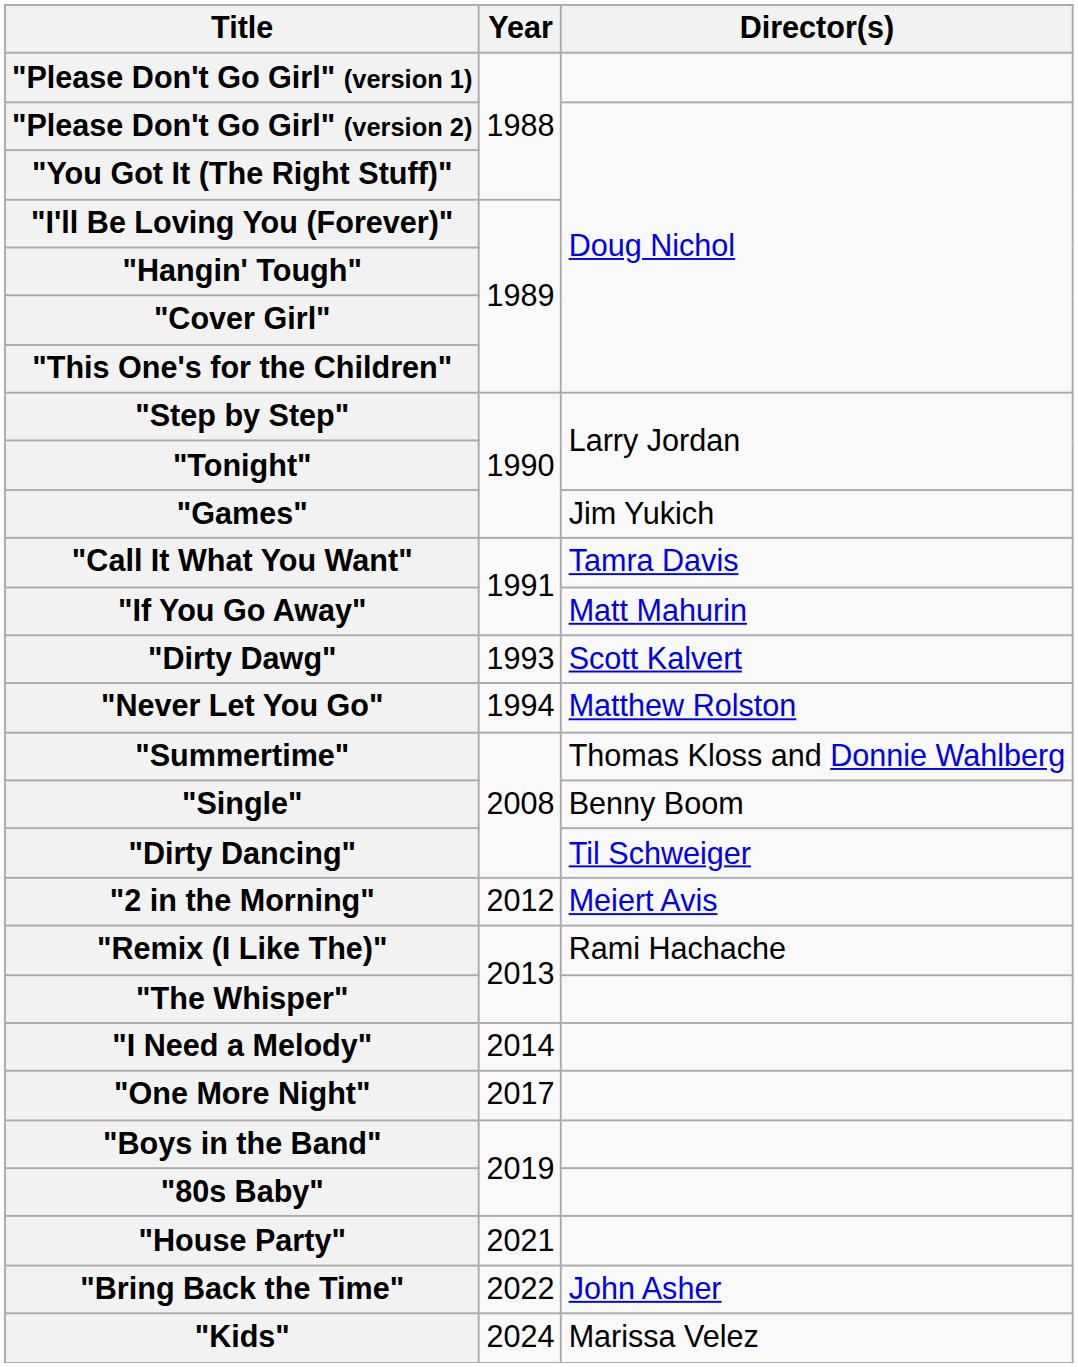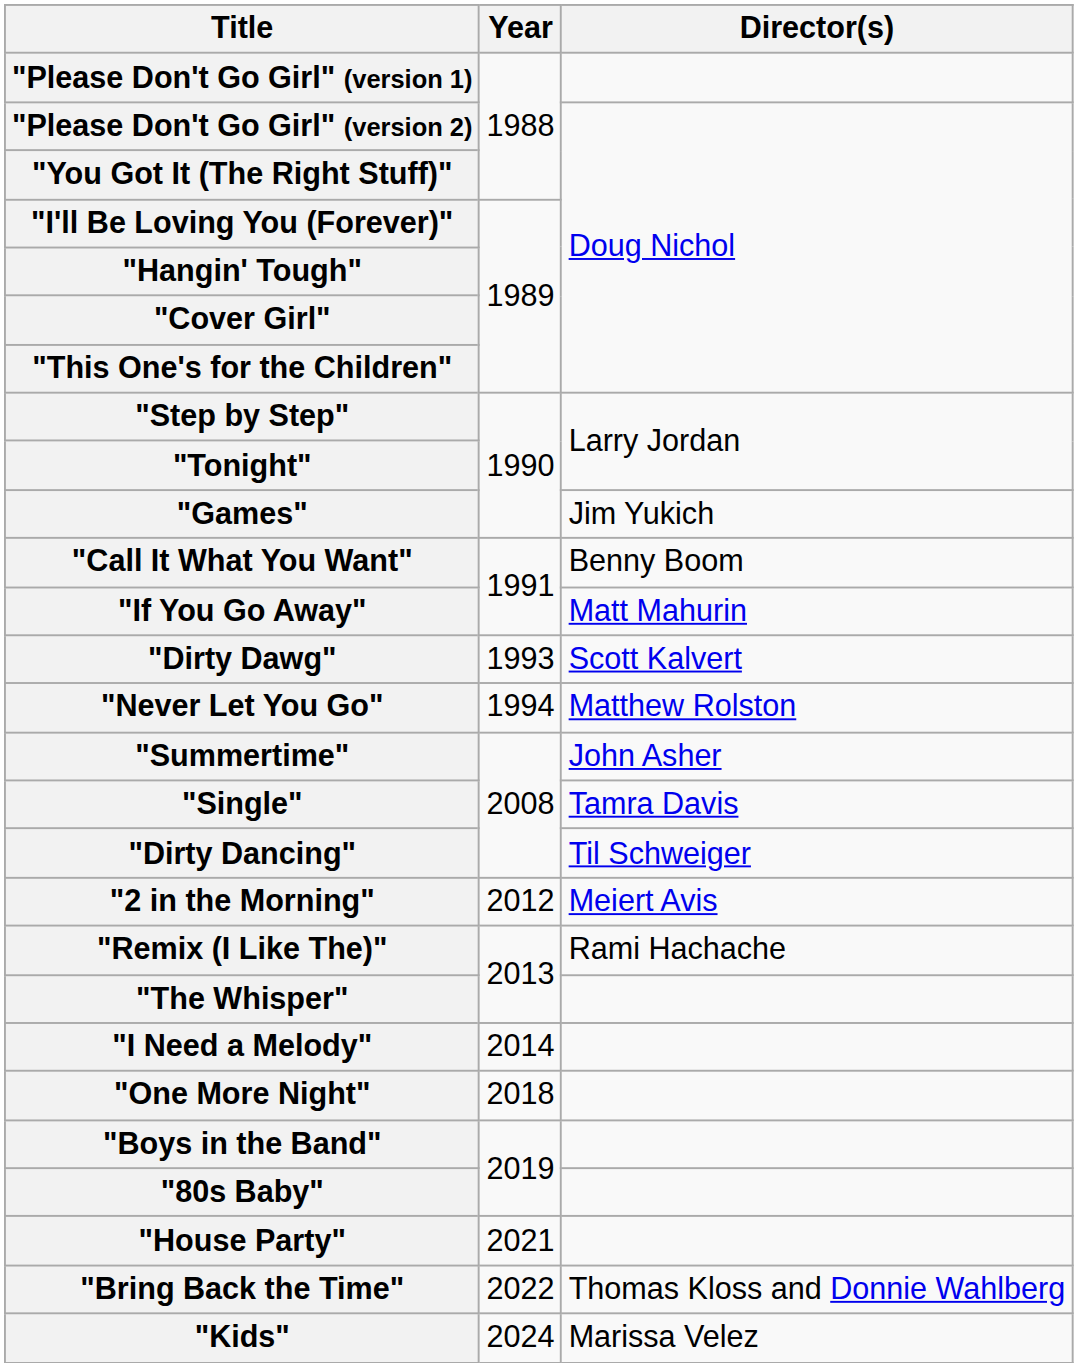(654, 561) Tamra Davis -> (656, 561) Benny Boom
(817, 755) Thomas Kloss and Donnie Wahlberg -> (645, 755) John Asher
(656, 804) Benny Boom -> (654, 804) Tamra Davis
(521, 1094) 2017 -> (521, 1094) 2018
(645, 1288) John Asher -> (817, 1288) Thomas Kloss and Donnie Wahlberg
